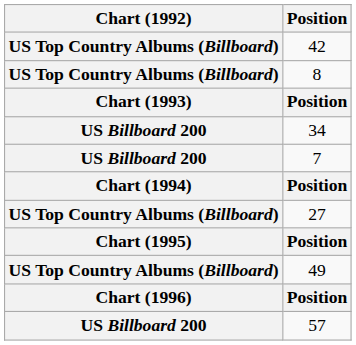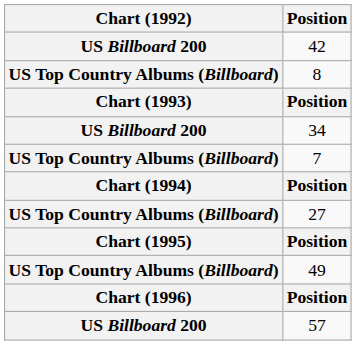(144, 46) US Top Country Albums (Billboard) -> (144, 46) US Billboard 200
(144, 158) US Billboard 200 -> (144, 158) US Top Country Albums (Billboard)
